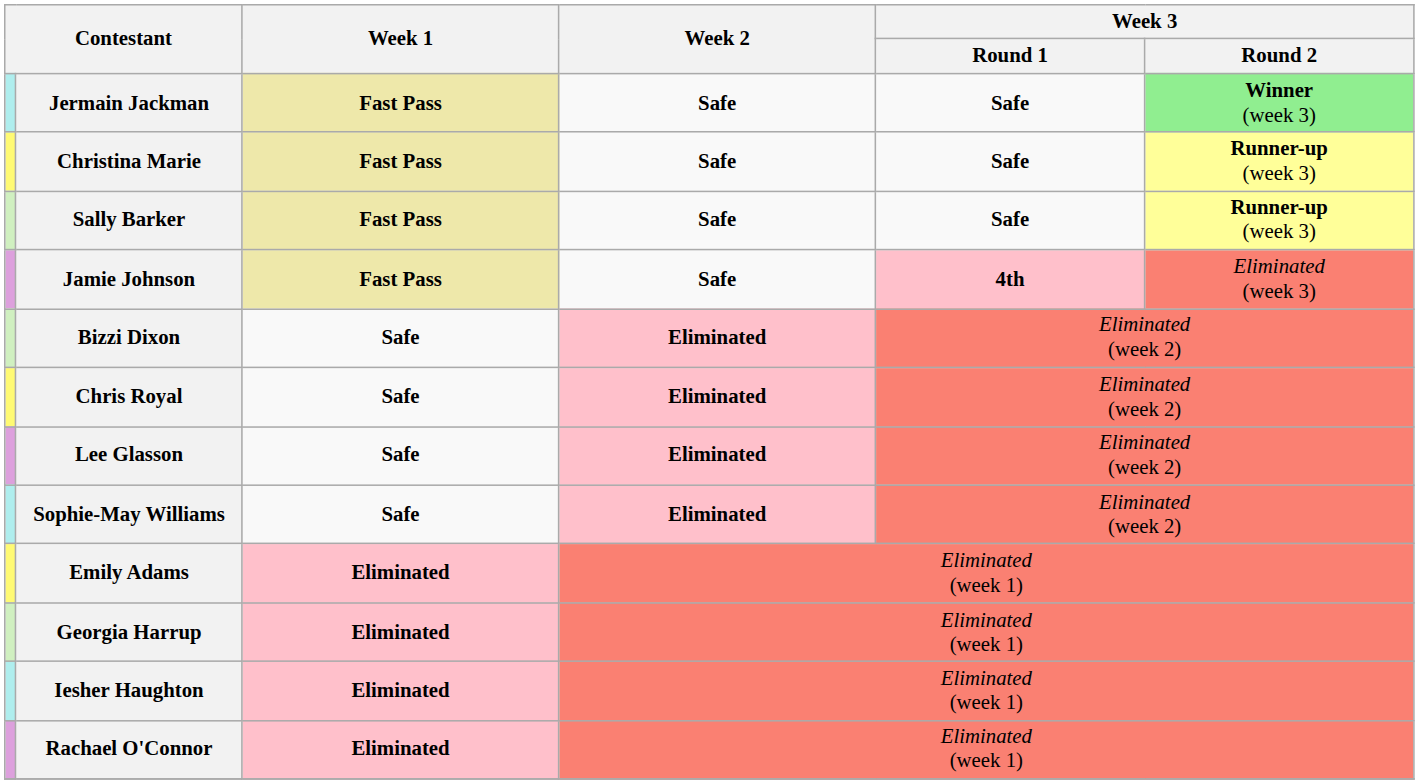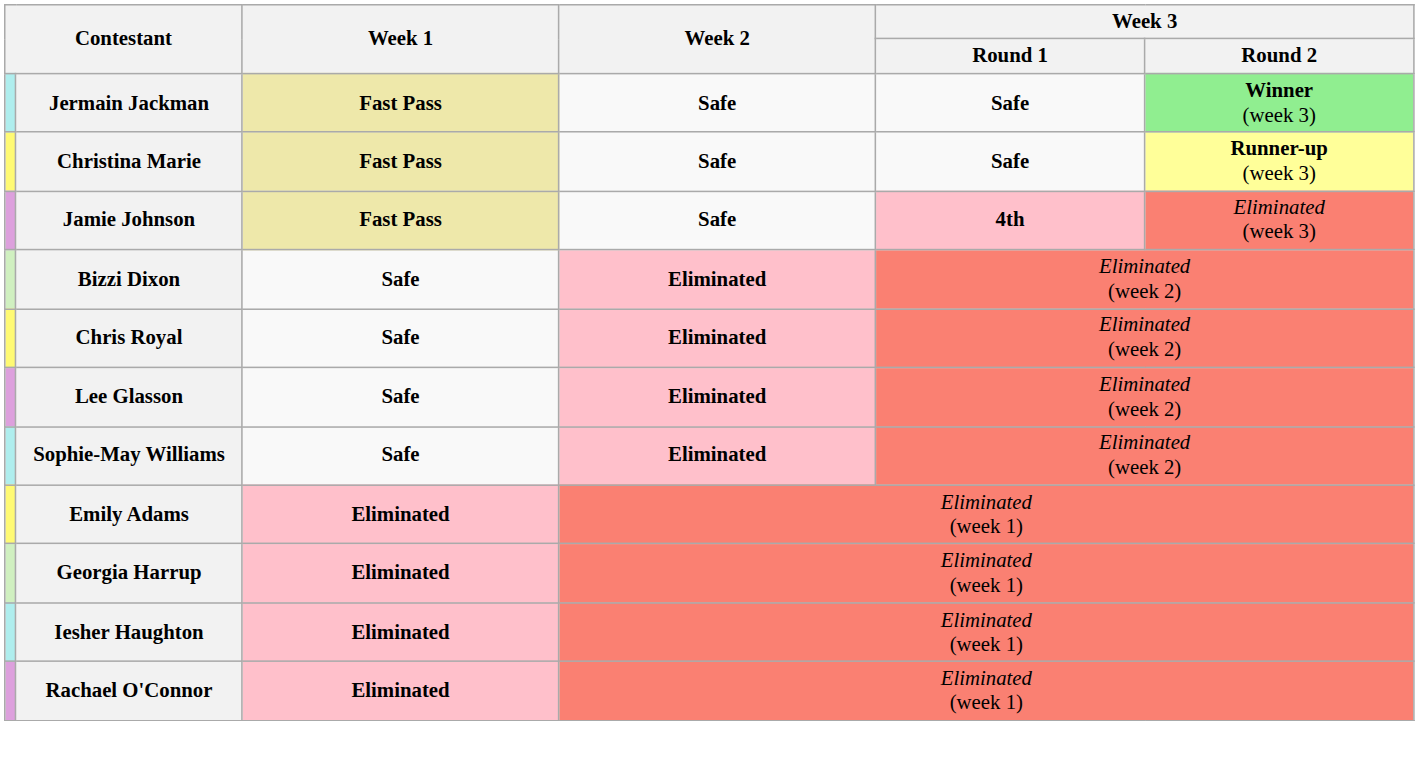- row: (129, 219)
